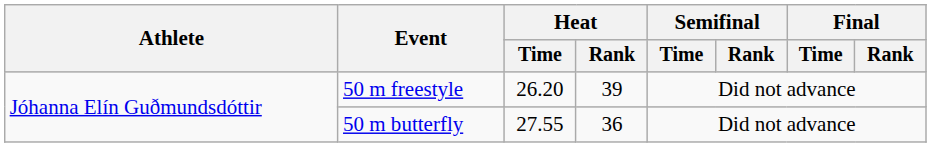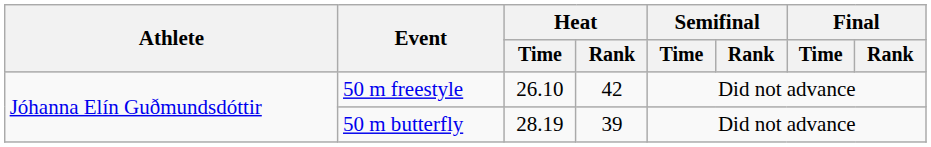(540, 89) 26.20 -> (540, 89) 26.10
(612, 89) 39 -> (612, 89) 42
(540, 124) 27.55 -> (540, 124) 28.19
(612, 124) 36 -> (612, 124) 39
